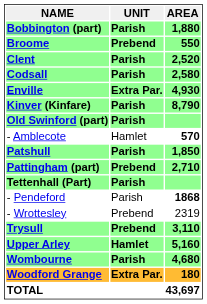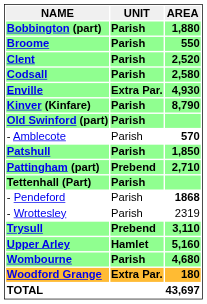(133, 44) Prebend -> (128, 44) Parish
(129, 136) Hamlet -> (127, 136) Parish
(132, 213) Prebend -> (127, 213) Parish
